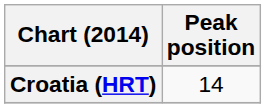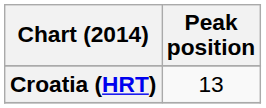(211, 84) 14 -> (211, 84) 13
